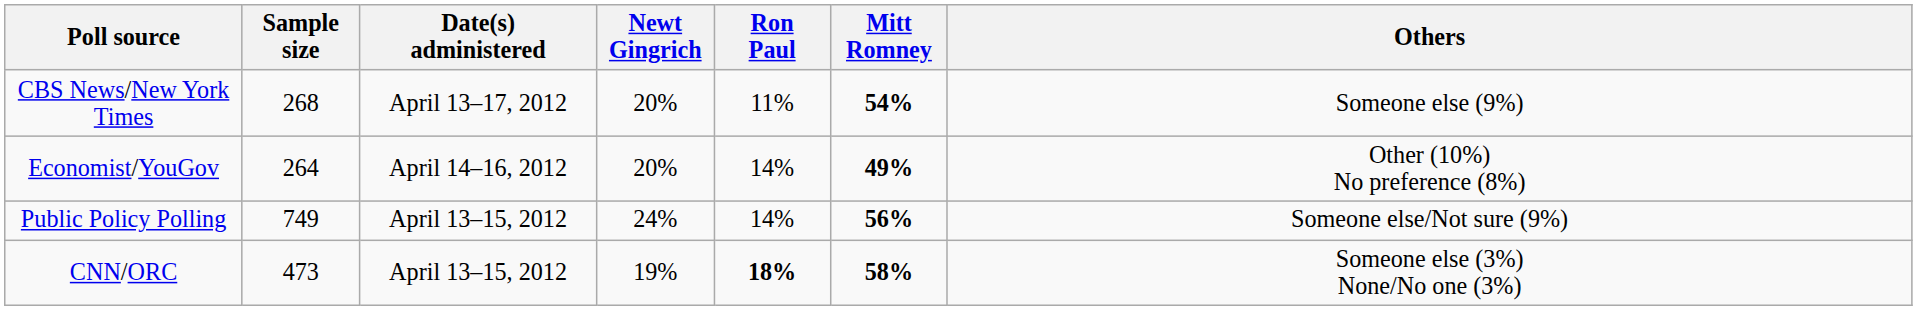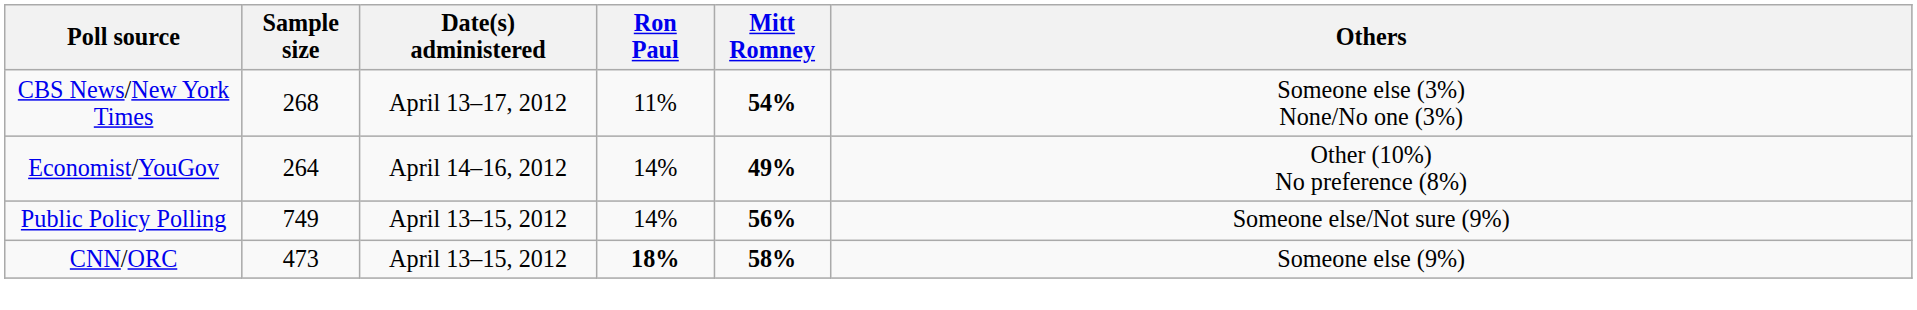- column: (655, 37)
(1430, 102) Someone else (9%) -> (1371, 102) Someone else (3%) None/No one (3%)
(1430, 272) Someone else (3%) None/No one (3%) -> (1371, 258) Someone else (9%)
